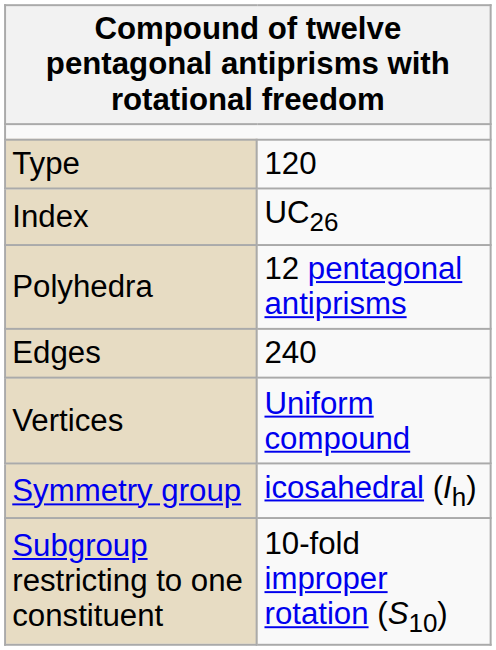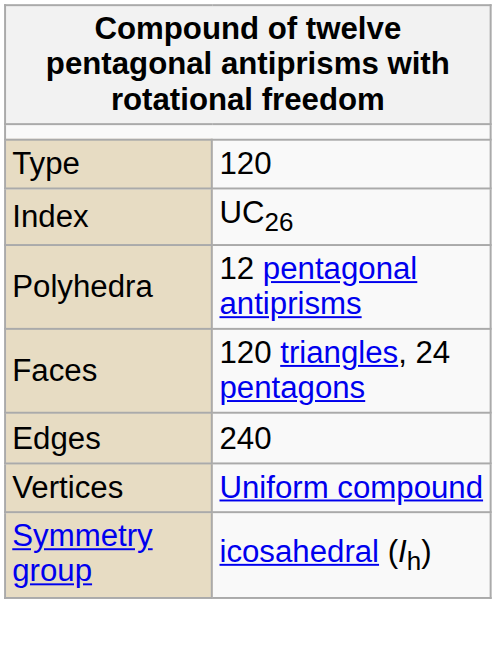+ row: (55, 370)
- row: (128, 581)
